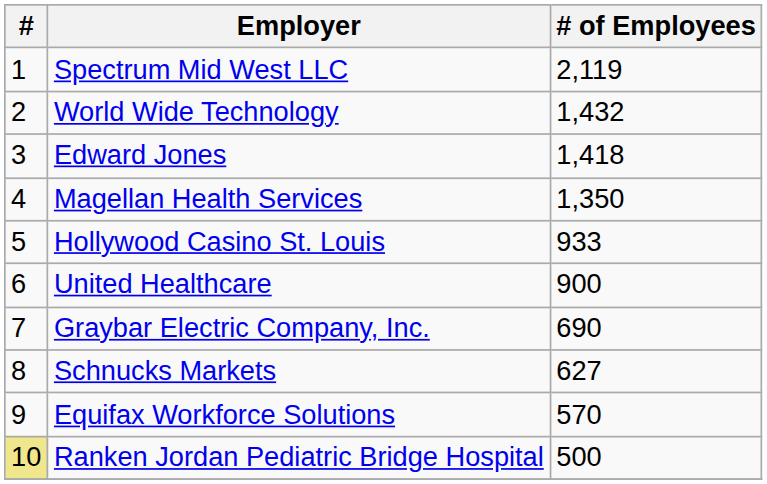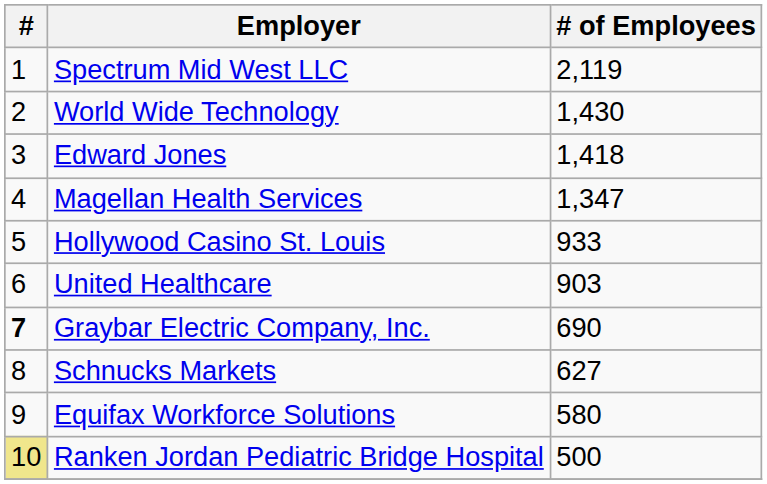(590, 112) 1,432 -> (590, 112) 1,430
(590, 198) 1,350 -> (590, 198) 1,347
(579, 284) 900 -> (579, 284) 903
(19, 328) normal -> (19, 328) bold
(579, 414) 570 -> (579, 414) 580
